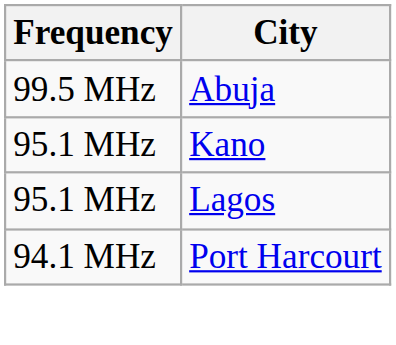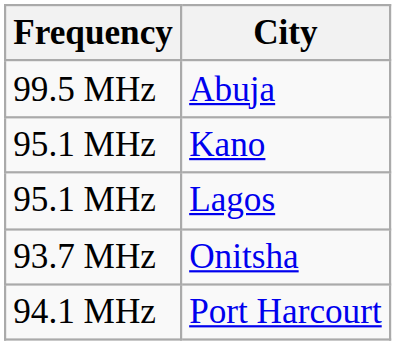+ row: (244, 255)
